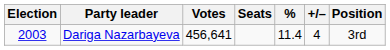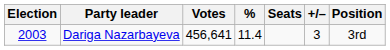columns swapped: (290, 14) <-> (255, 14)
(317, 34) 4 -> (317, 34) 3
